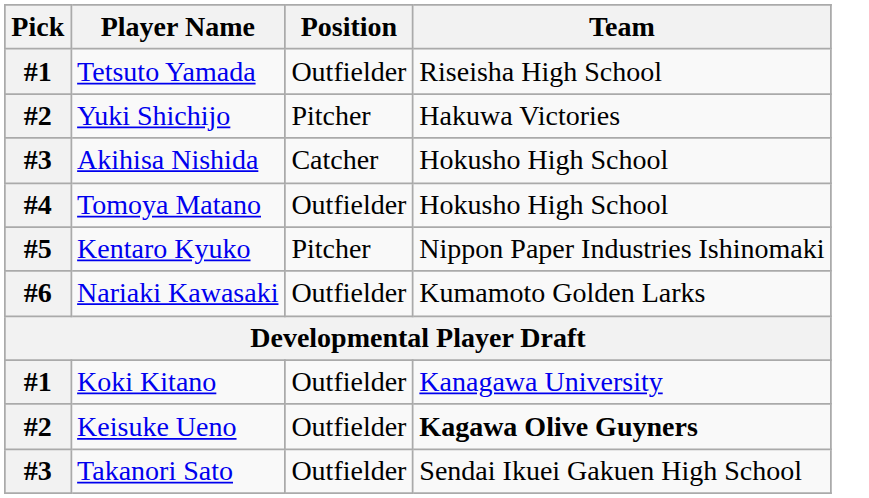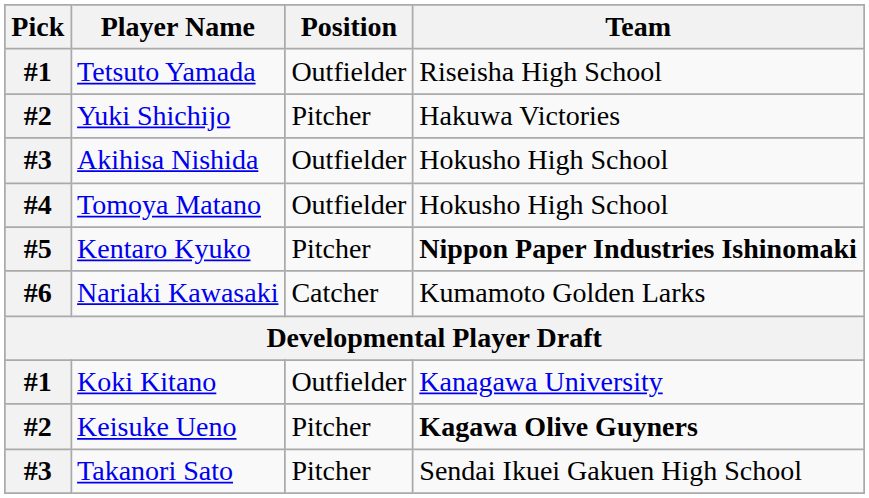(335, 159) Catcher -> (349, 159) Outfielder
(622, 248) normal -> (638, 248) bold
(349, 293) Outfielder -> (335, 293) Catcher
(349, 426) Outfielder -> (331, 426) Pitcher
(349, 470) Outfielder -> (331, 470) Pitcher
